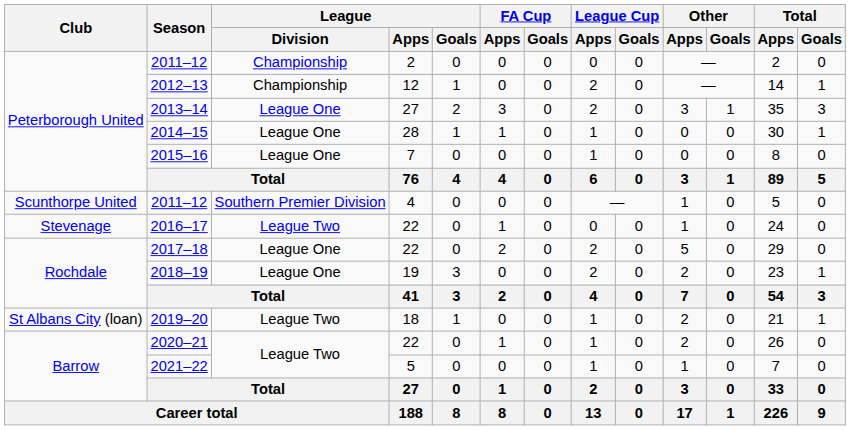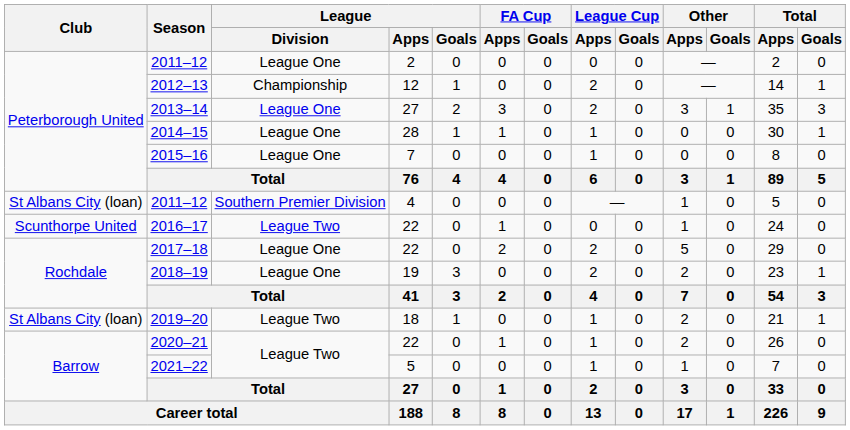(300, 62) Championship -> (300, 62) League One
(76, 202) Scunthorpe United -> (76, 202) St Albans City (loan)
(76, 226) Stevenage -> (76, 226) Scunthorpe United
